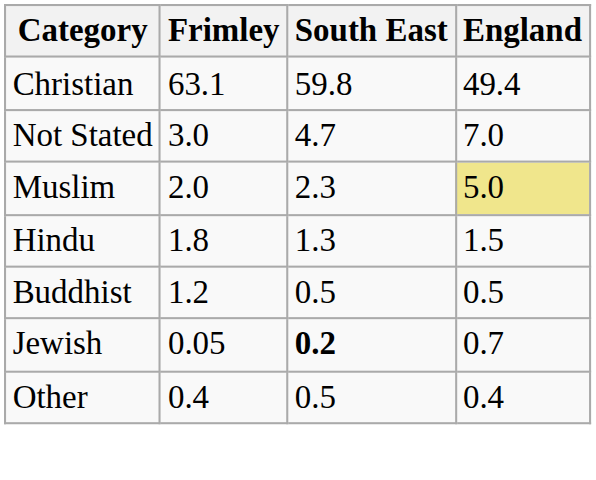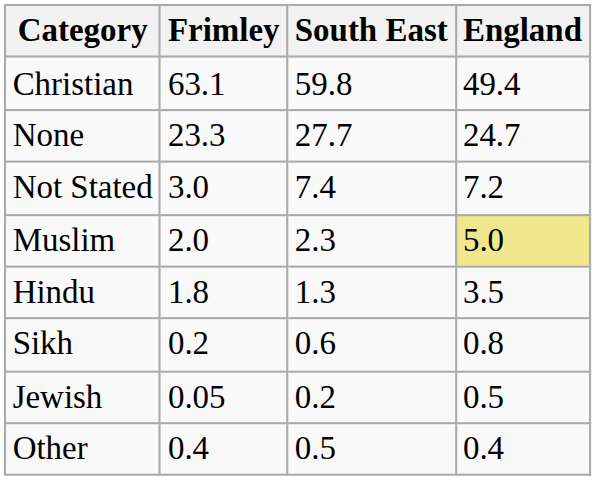+ row: (48, 135)
(315, 135) 4.7 -> (315, 187) 7.4
(483, 135) 7.0 -> (483, 187) 7.2
(483, 239) 1.5 -> (483, 291) 3.5
- row: (72, 291)
+ row: (43, 344)
(315, 344) bold -> (315, 396) normal
(483, 344) 0.7 -> (483, 396) 0.5
